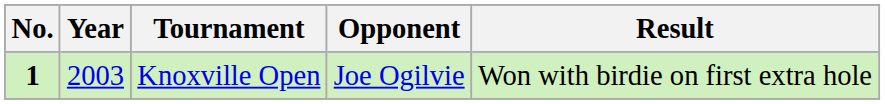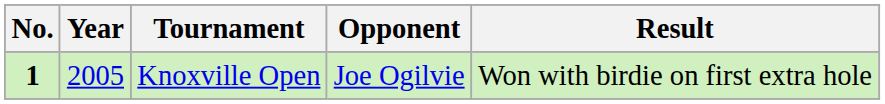(95, 75) 2003 -> (95, 75) 2005
